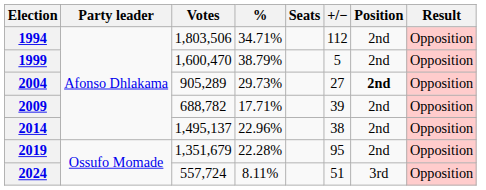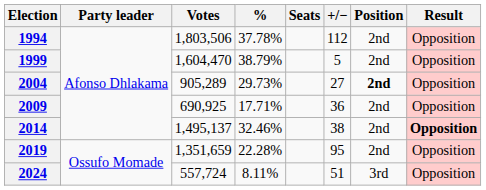(260, 38) 34.71% -> (260, 38) 37.78%
(203, 60) 1,600,470 -> (203, 60) 1,604,470
(203, 106) 688,782 -> (203, 106) 690,925
(337, 106) 39 -> (337, 106) 36
(260, 128) 22.96% -> (260, 128) 32.46%
(442, 128) normal -> (444, 128) bold
(203, 151) 1,351,679 -> (203, 151) 1,351,659
